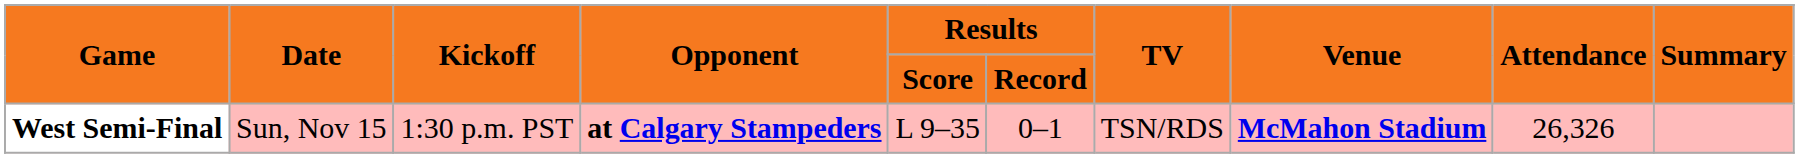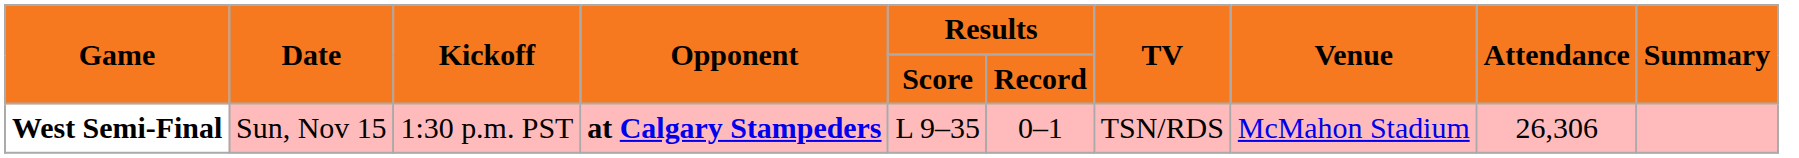(1362, 128) bold -> (1354, 128) normal
(1573, 128) 26,326 -> (1557, 128) 26,306
